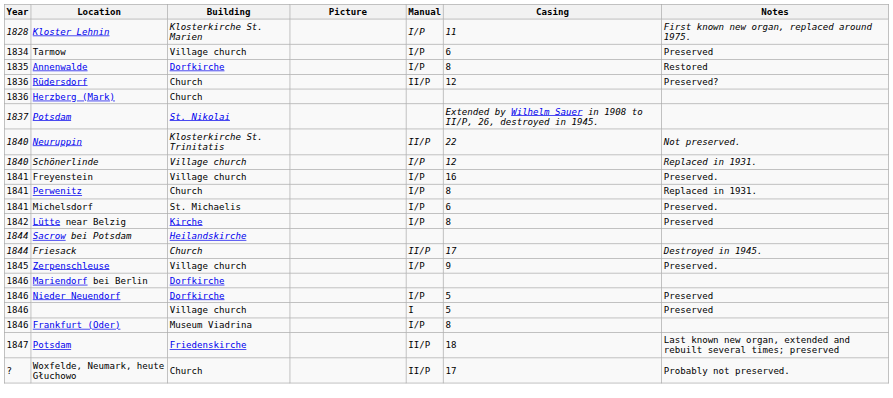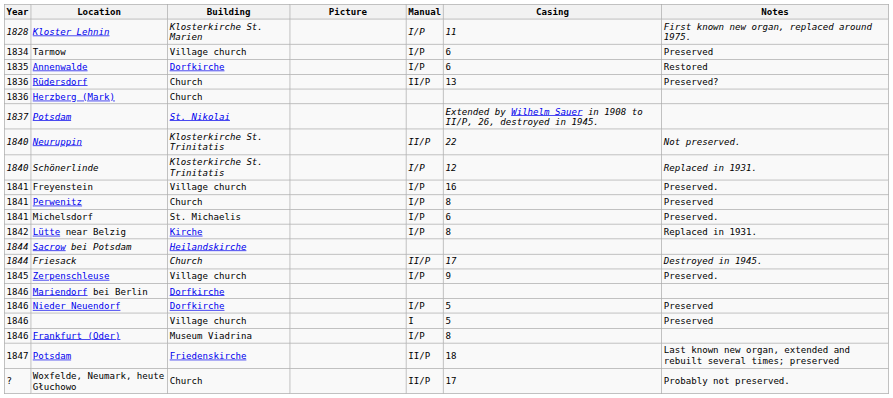(448, 67) 8 -> (448, 67) 6
(451, 82) 12 -> (451, 82) 13
(208, 162) Village church -> (216, 167) Klosterkirche St. Trinitatis
(710, 192) Replaced in 1931. -> (688, 202) Preserved
(688, 221) Preserved -> (710, 232) Replaced in 1931.
